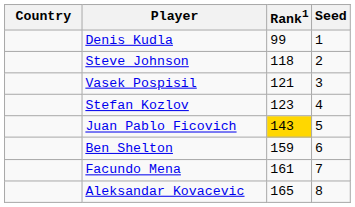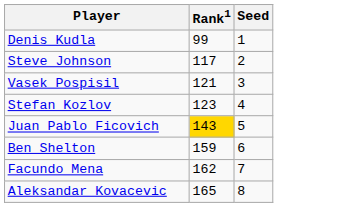- column: (43, 17)
(282, 62) 118 -> (204, 62) 117
(282, 170) 161 -> (204, 170) 162
